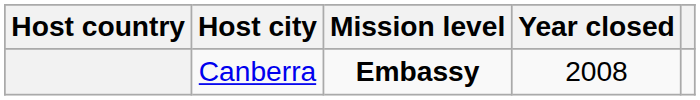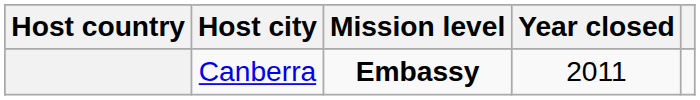(596, 71) 2008 -> (596, 71) 2011
